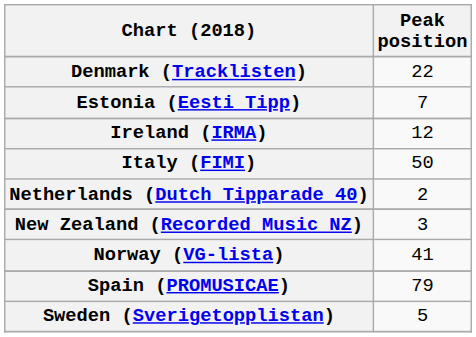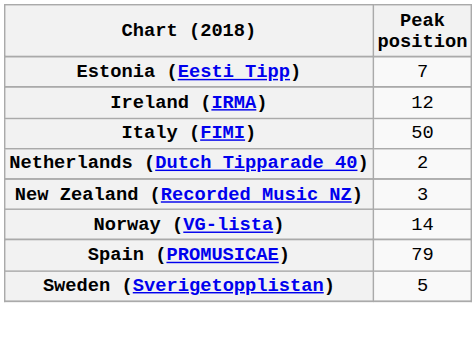- row: (189, 72)
(423, 255) 41 -> (423, 225) 14
